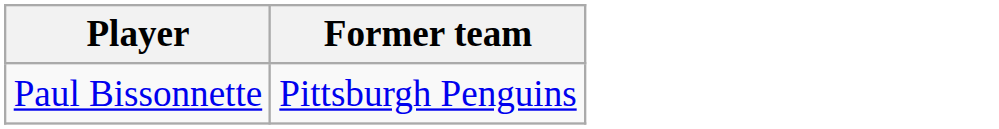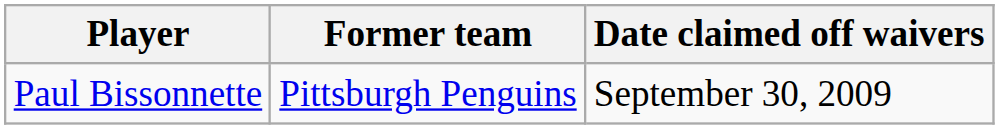+ column: (789, 33)
